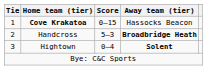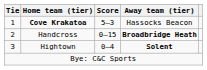(108, 23) 0–15 -> (108, 23) 5–3
(108, 35) 5–3 -> (108, 35) 0–15
